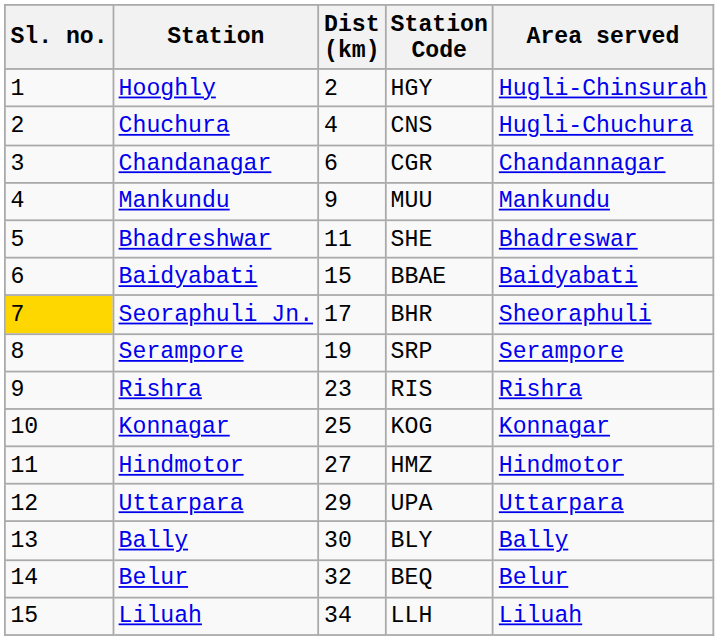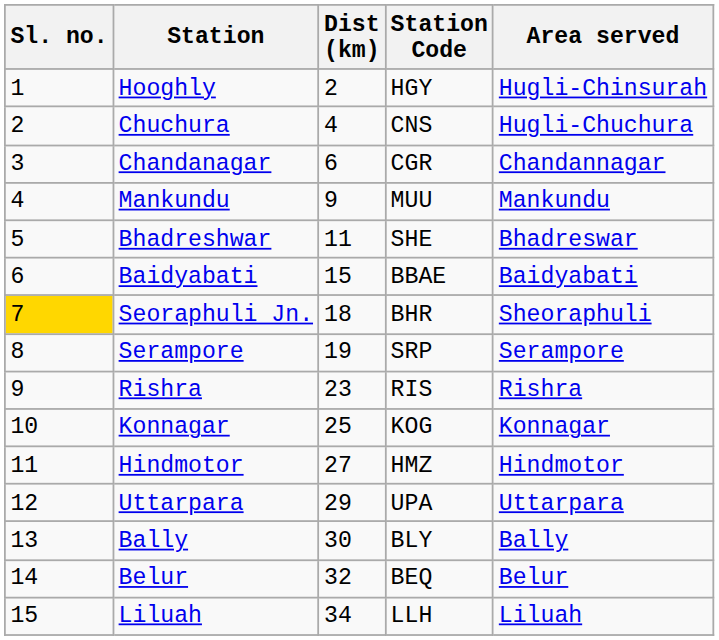(338, 314) 17 -> (338, 314) 18
